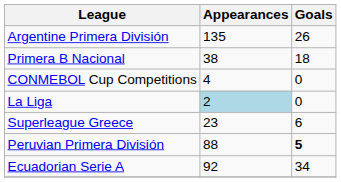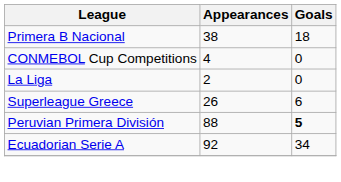- row: (88, 36)
(207, 101) lightblue background -> (207, 79) no background
(211, 123) 23 -> (211, 101) 26
